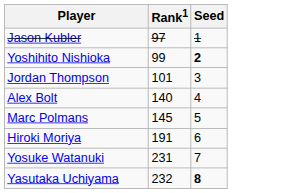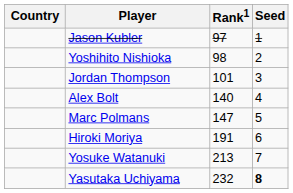+ column: (35, 16)
(158, 58) 99 -> (220, 58) 98
(198, 58) bold -> (259, 58) normal
(162, 118) 145 -> (223, 118) 147
(162, 158) 231 -> (223, 158) 213
